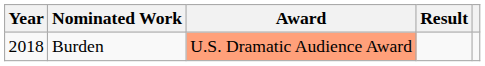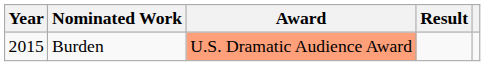(26, 46) 2018 -> (26, 46) 2015
